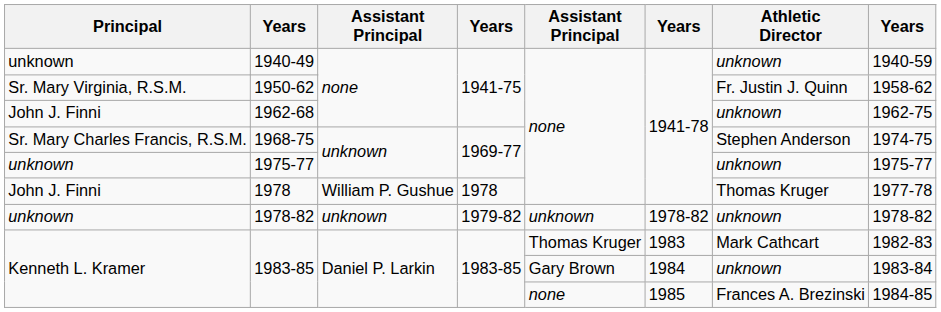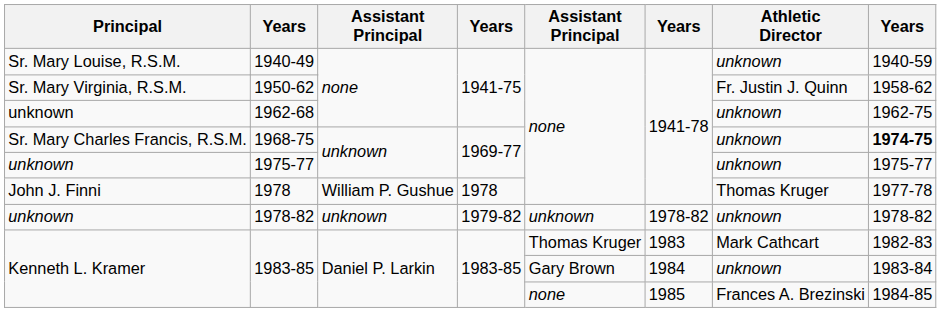(41, 61) unknown -> (94, 61) Sr. Mary Louise, R.S.M.
(55, 113) John J. Finni -> (41, 113) unknown
(783, 139) Stephen Anderson -> (749, 139) unknown
(902, 139) normal -> (902, 139) bold
